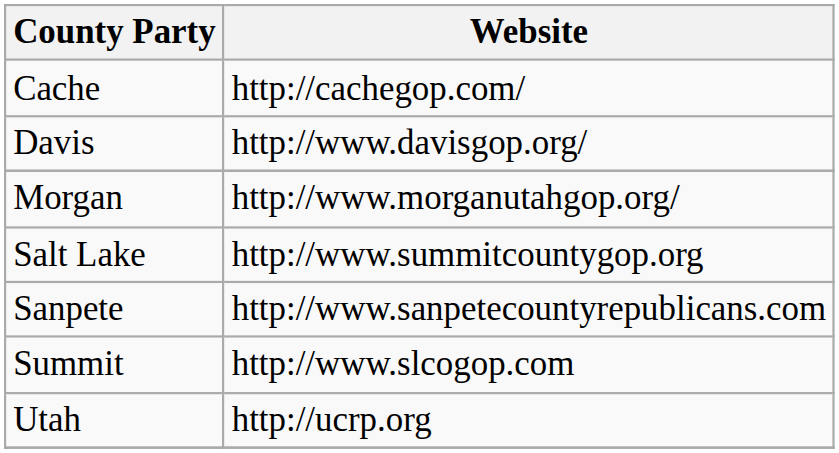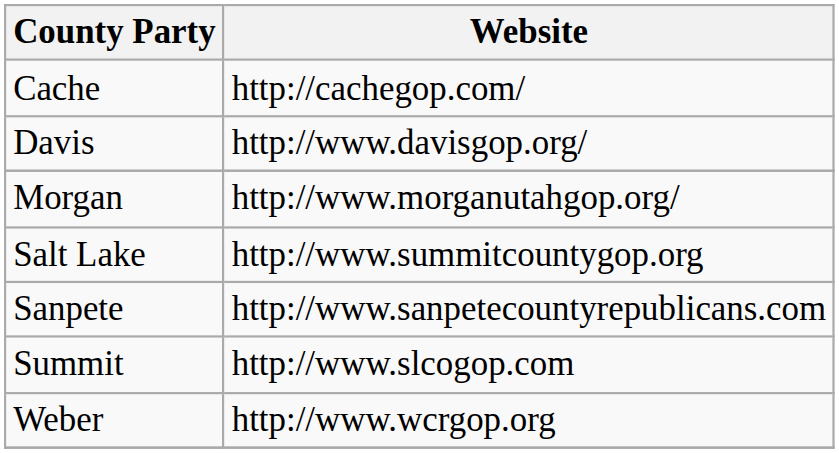- row: (47, 419)
+ row: (58, 419)
